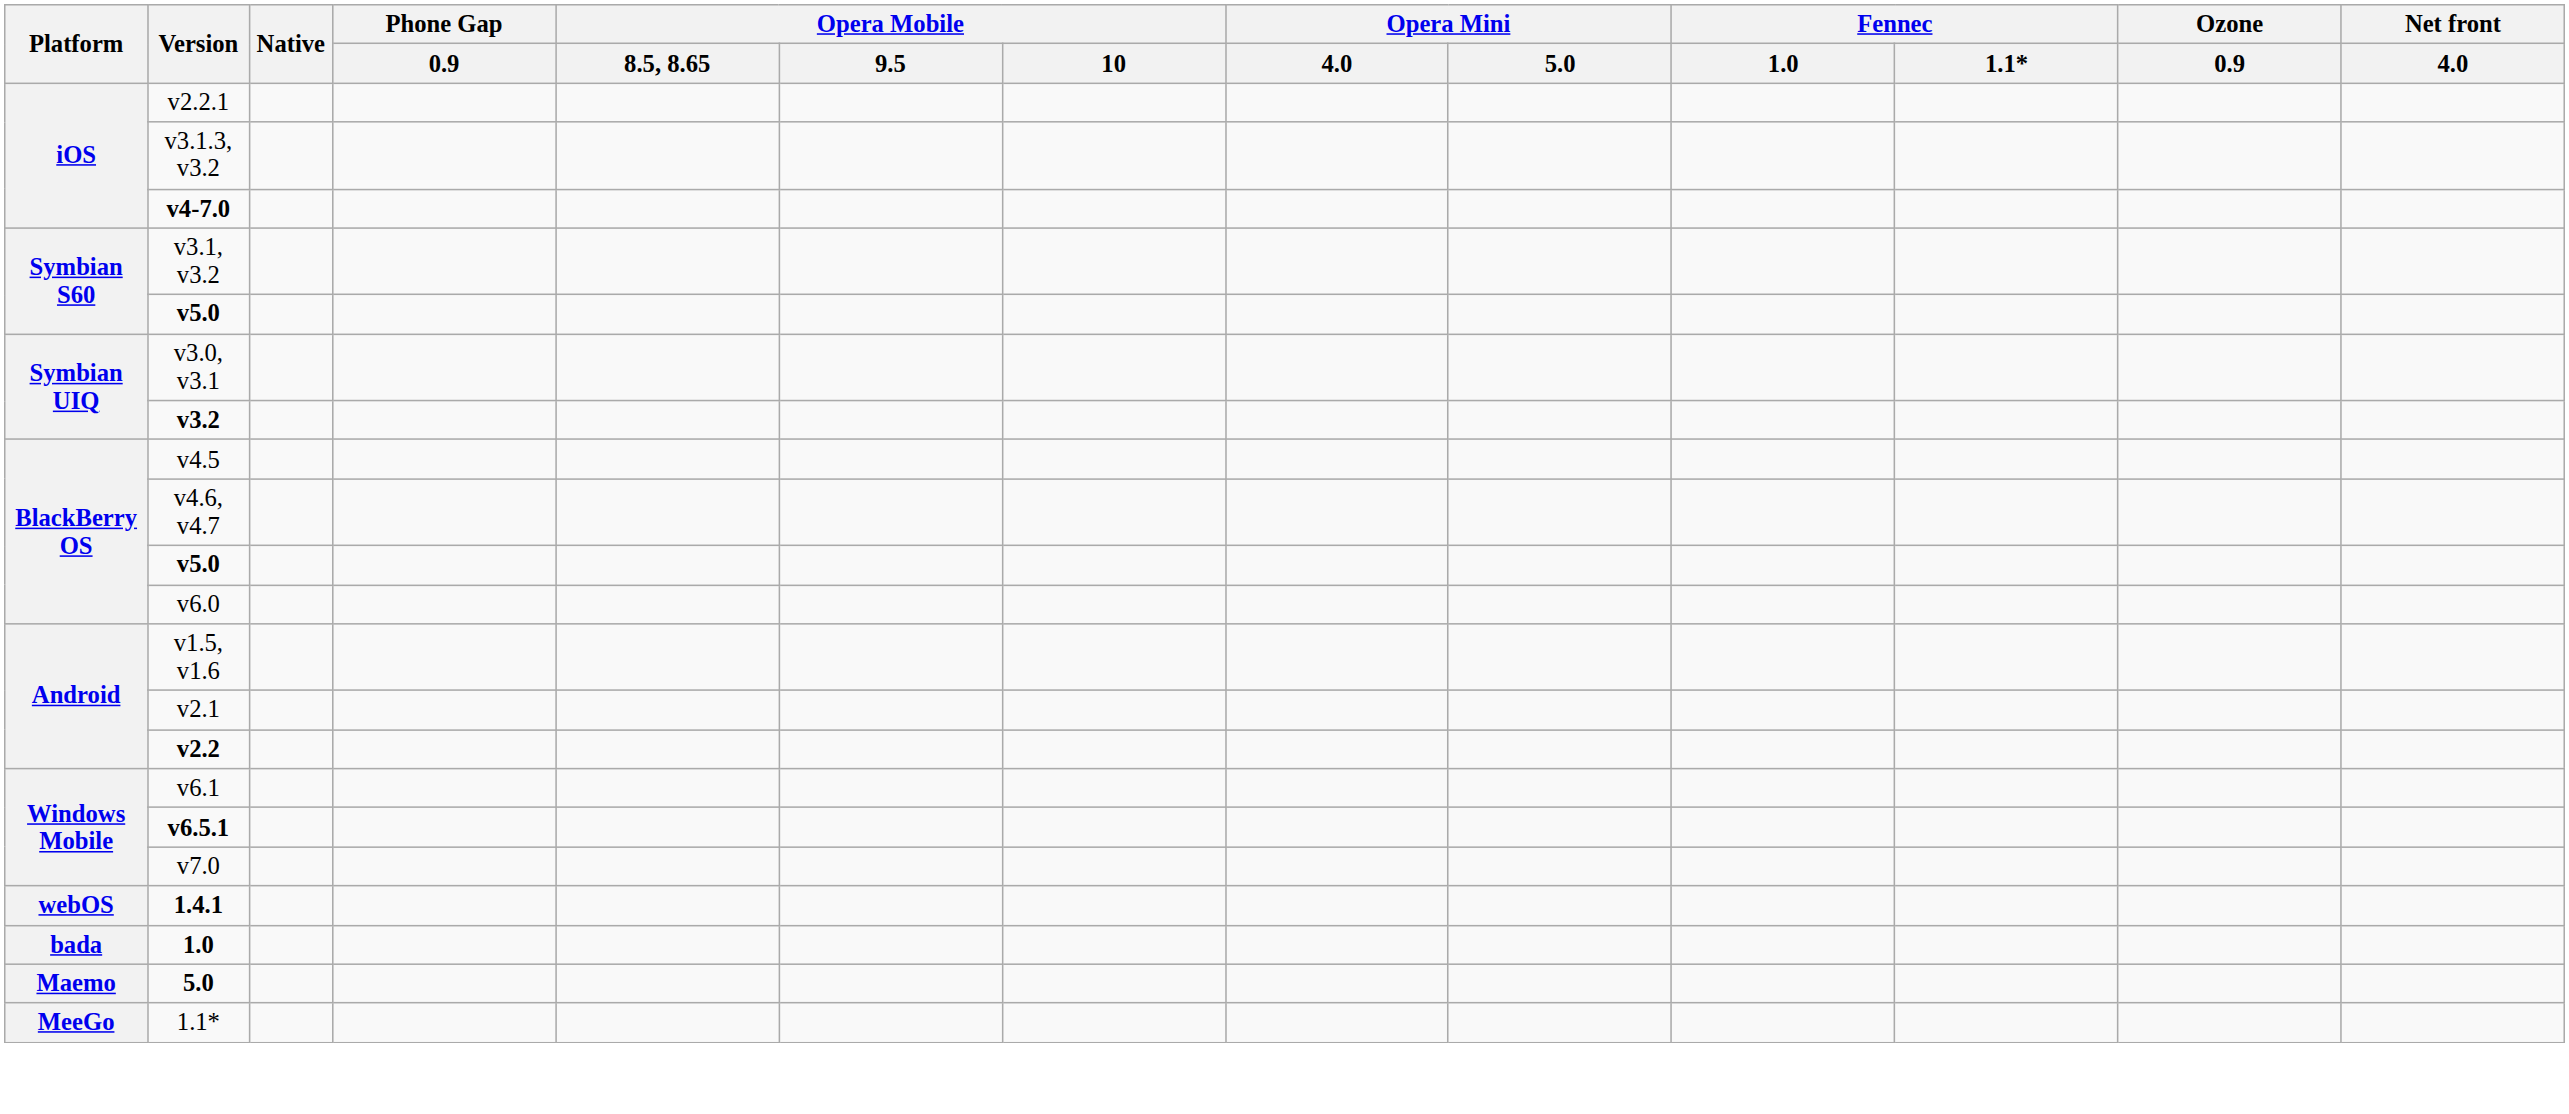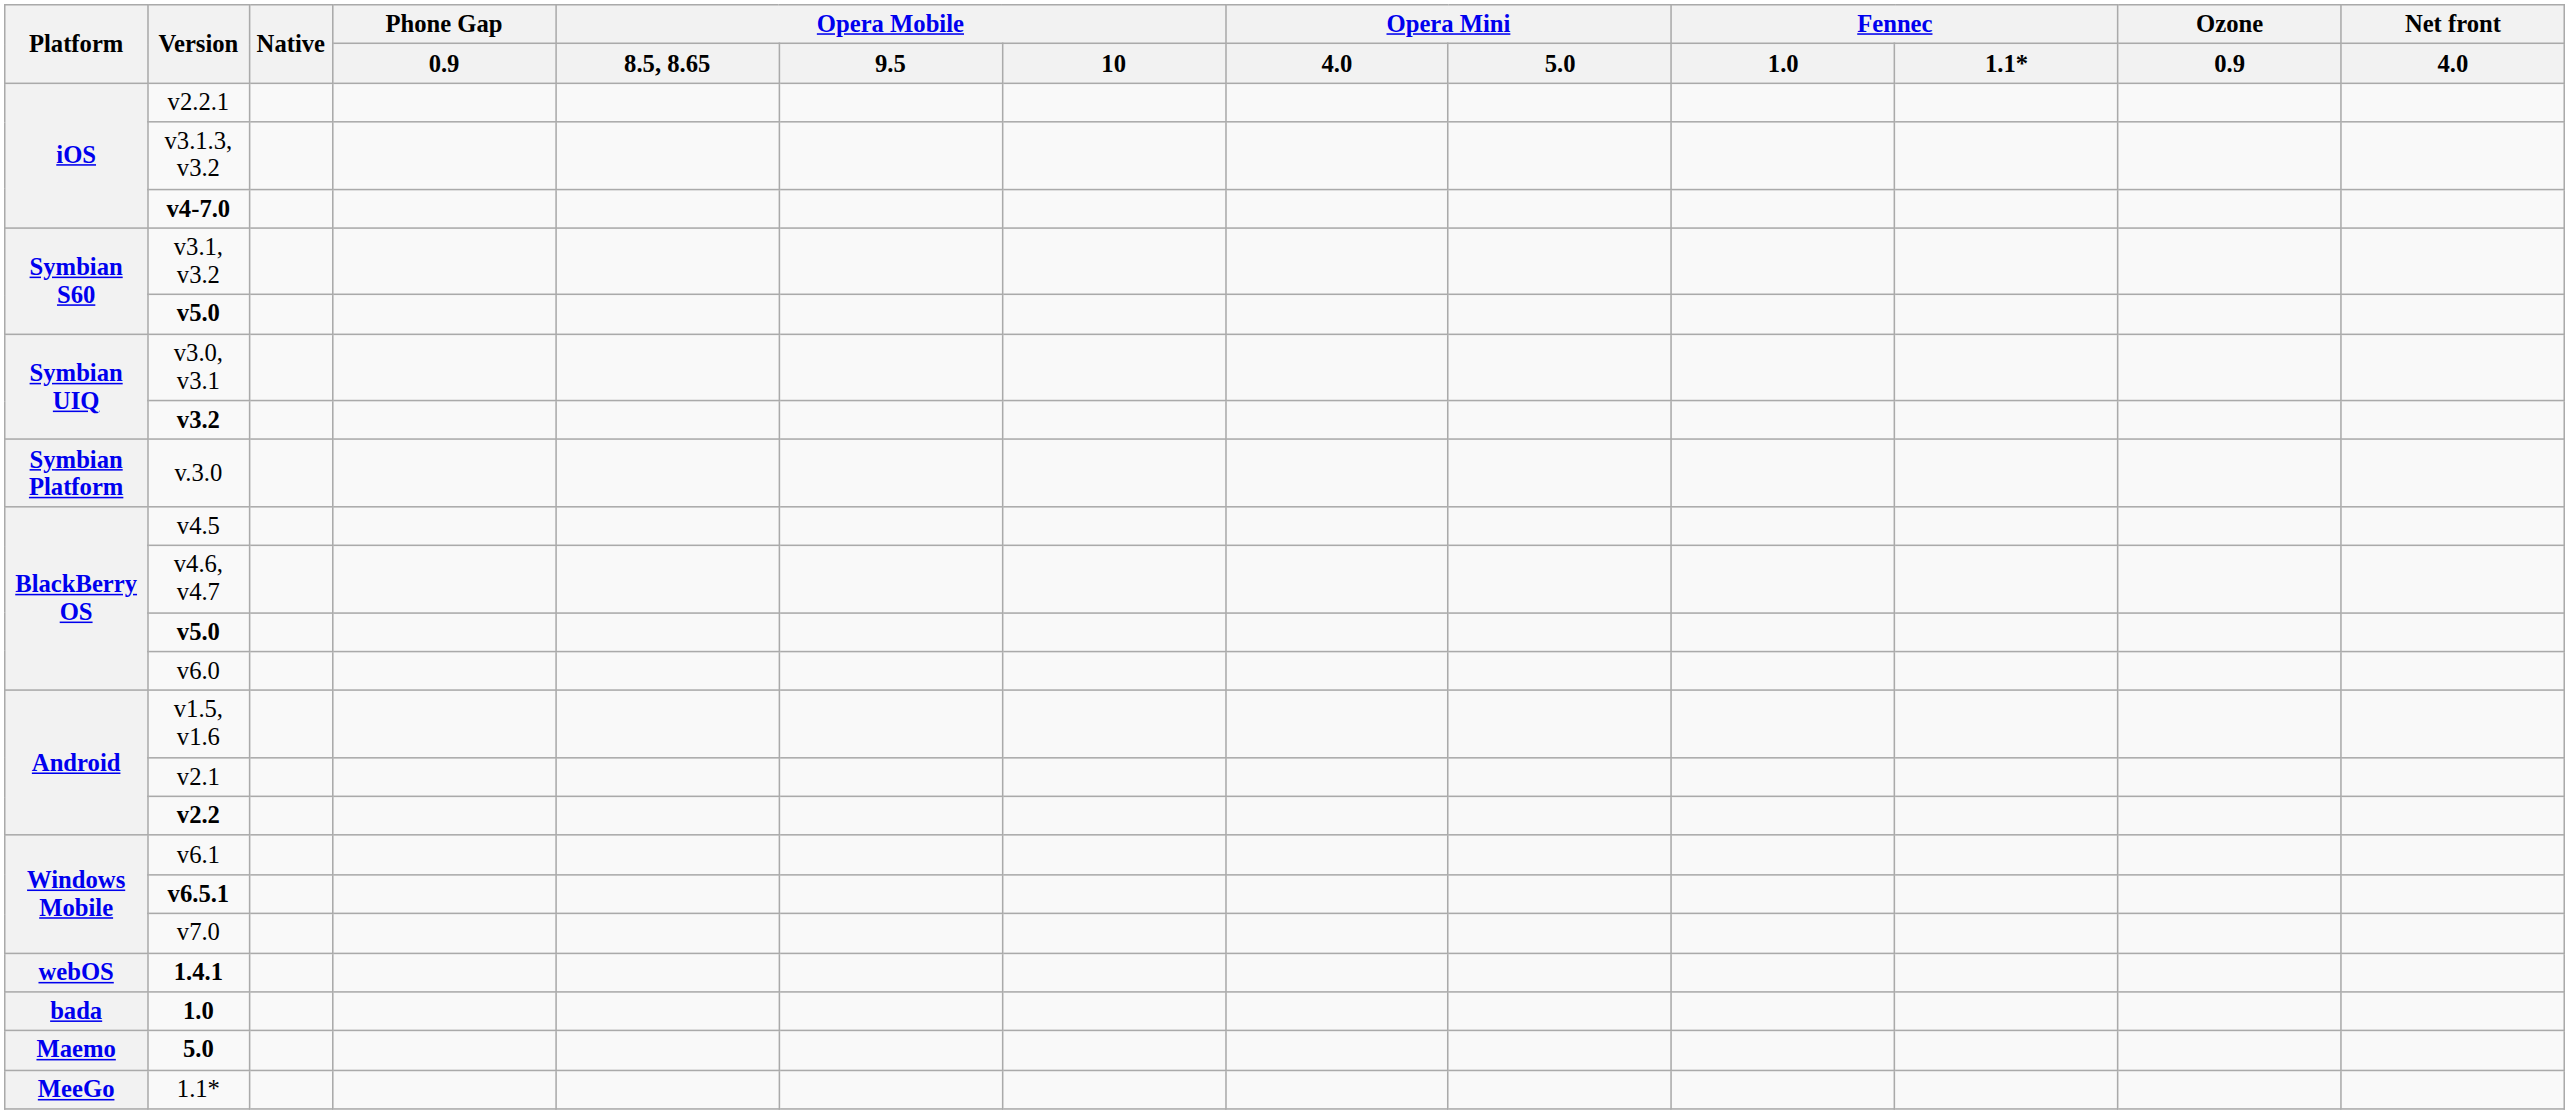+ row: (76, 472)
